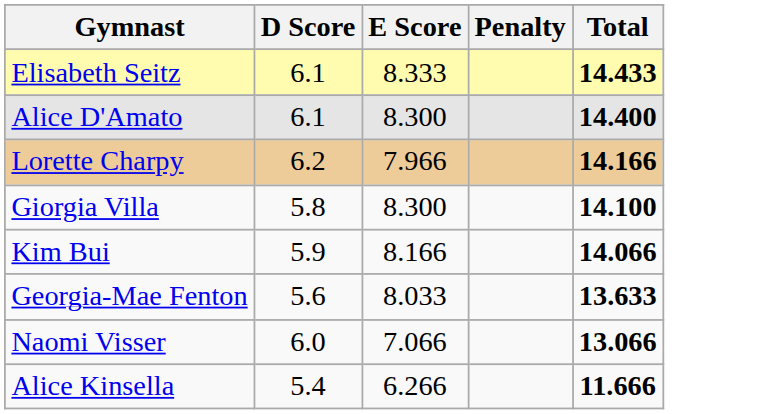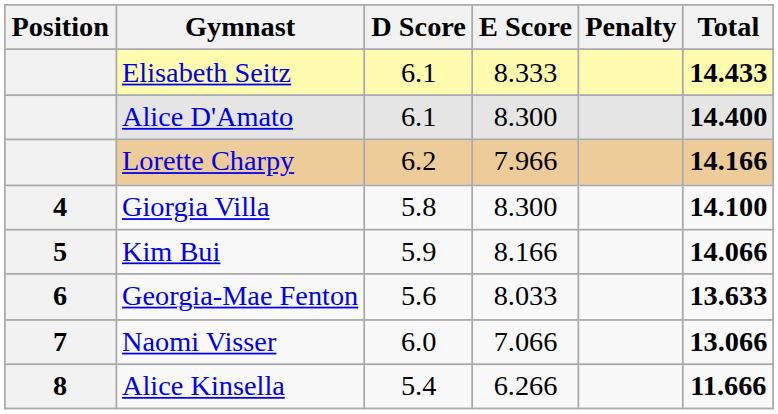+ column: (60, 26)
